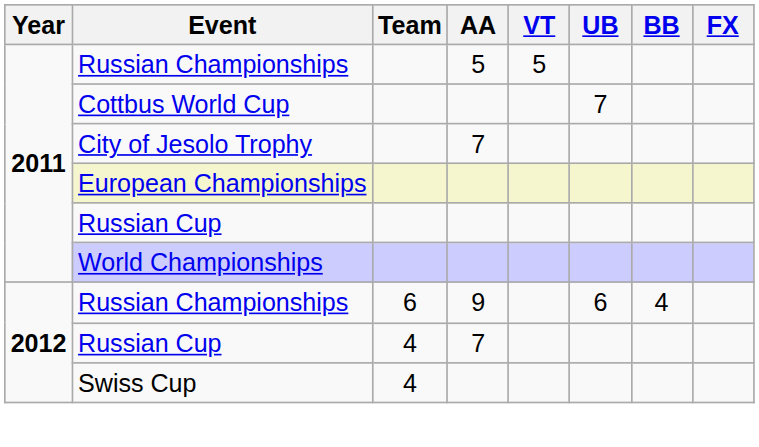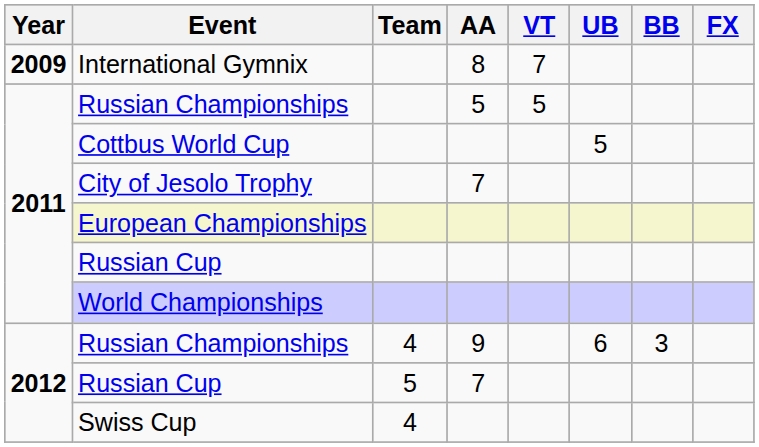+ row: (193, 65)
(600, 104) 7 -> (600, 144) 5
(410, 303) 6 -> (410, 342) 4
(662, 303) 4 -> (662, 342) 3
(410, 342) 4 -> (410, 382) 5
